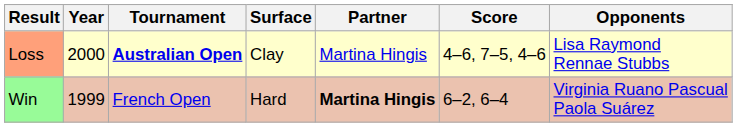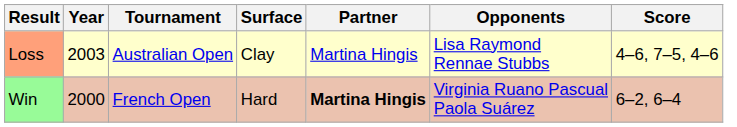columns swapped: (641, 17) <-> (494, 17)
(86, 53) 2000 -> (86, 53) 2003
(177, 53) bold -> (173, 53) normal
(86, 99) 1999 -> (86, 99) 2000
